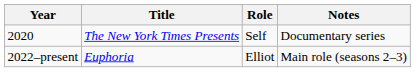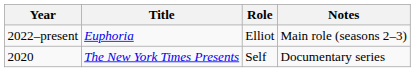rows swapped: (21, 35) <-> (43, 56)
